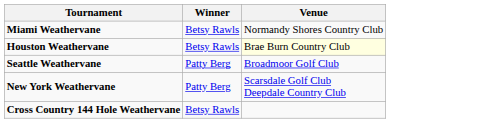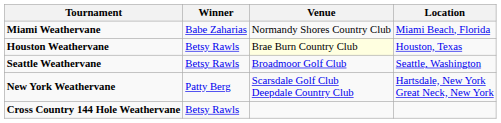+ column: (445, 13)
(212, 30) Betsy Rawls -> (216, 30) Babe Zaharias
(208, 64) Patty Berg -> (212, 64) Betsy Rawls
